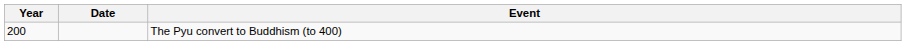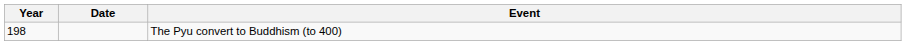(16, 31) 200 -> (16, 31) 198
